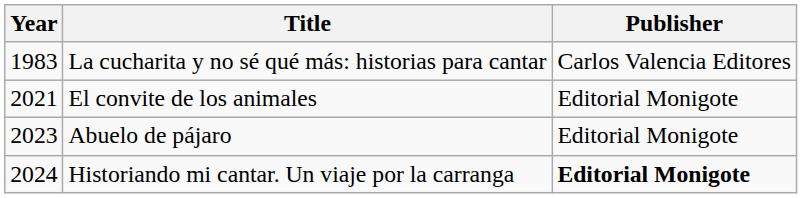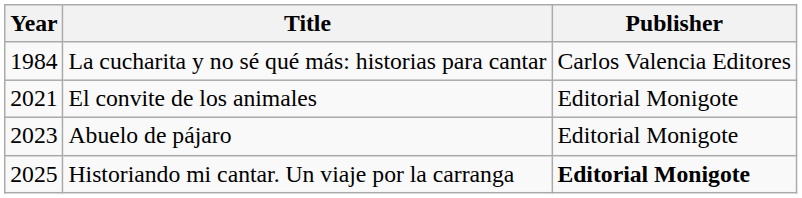(34, 60) 1983 -> (34, 60) 1984
(34, 173) 2024 -> (34, 173) 2025
